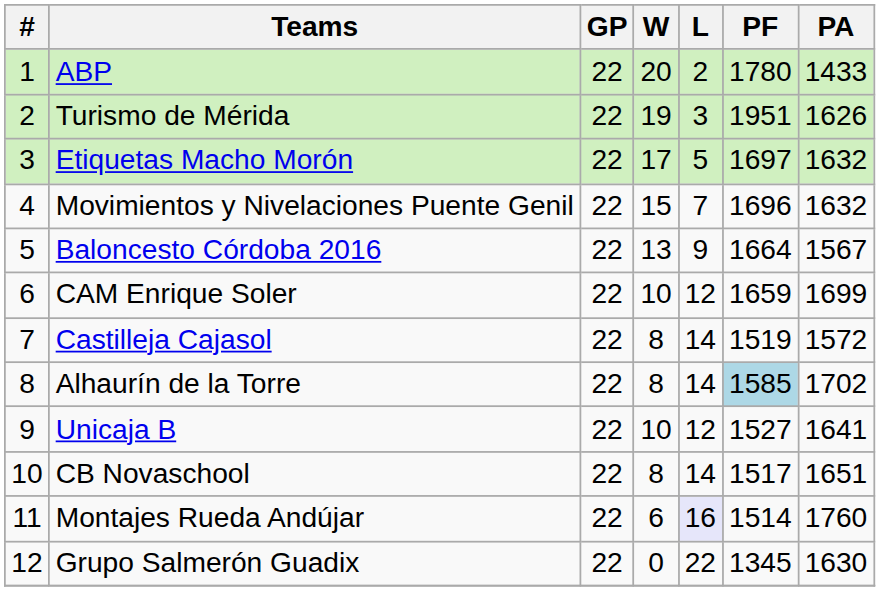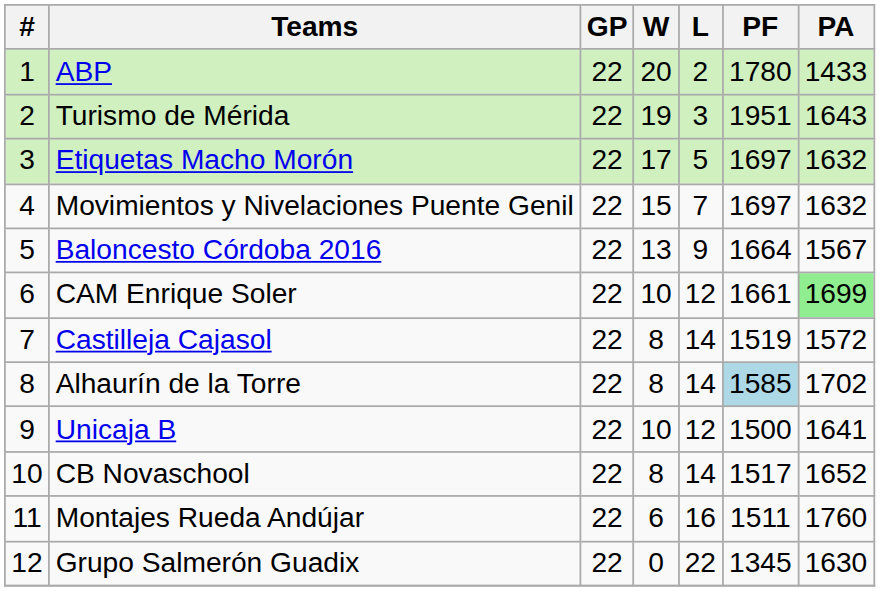(836, 116) 1626 -> (836, 116) 1643
(760, 205) 1696 -> (760, 205) 1697
(760, 294) 1659 -> (760, 294) 1661
(836, 294) no background -> (836, 294) lightgreen background
(760, 428) 1527 -> (760, 428) 1500
(836, 473) 1651 -> (836, 473) 1652
(700, 518) lavender background -> (700, 518) no background
(760, 518) 1514 -> (760, 518) 1511
